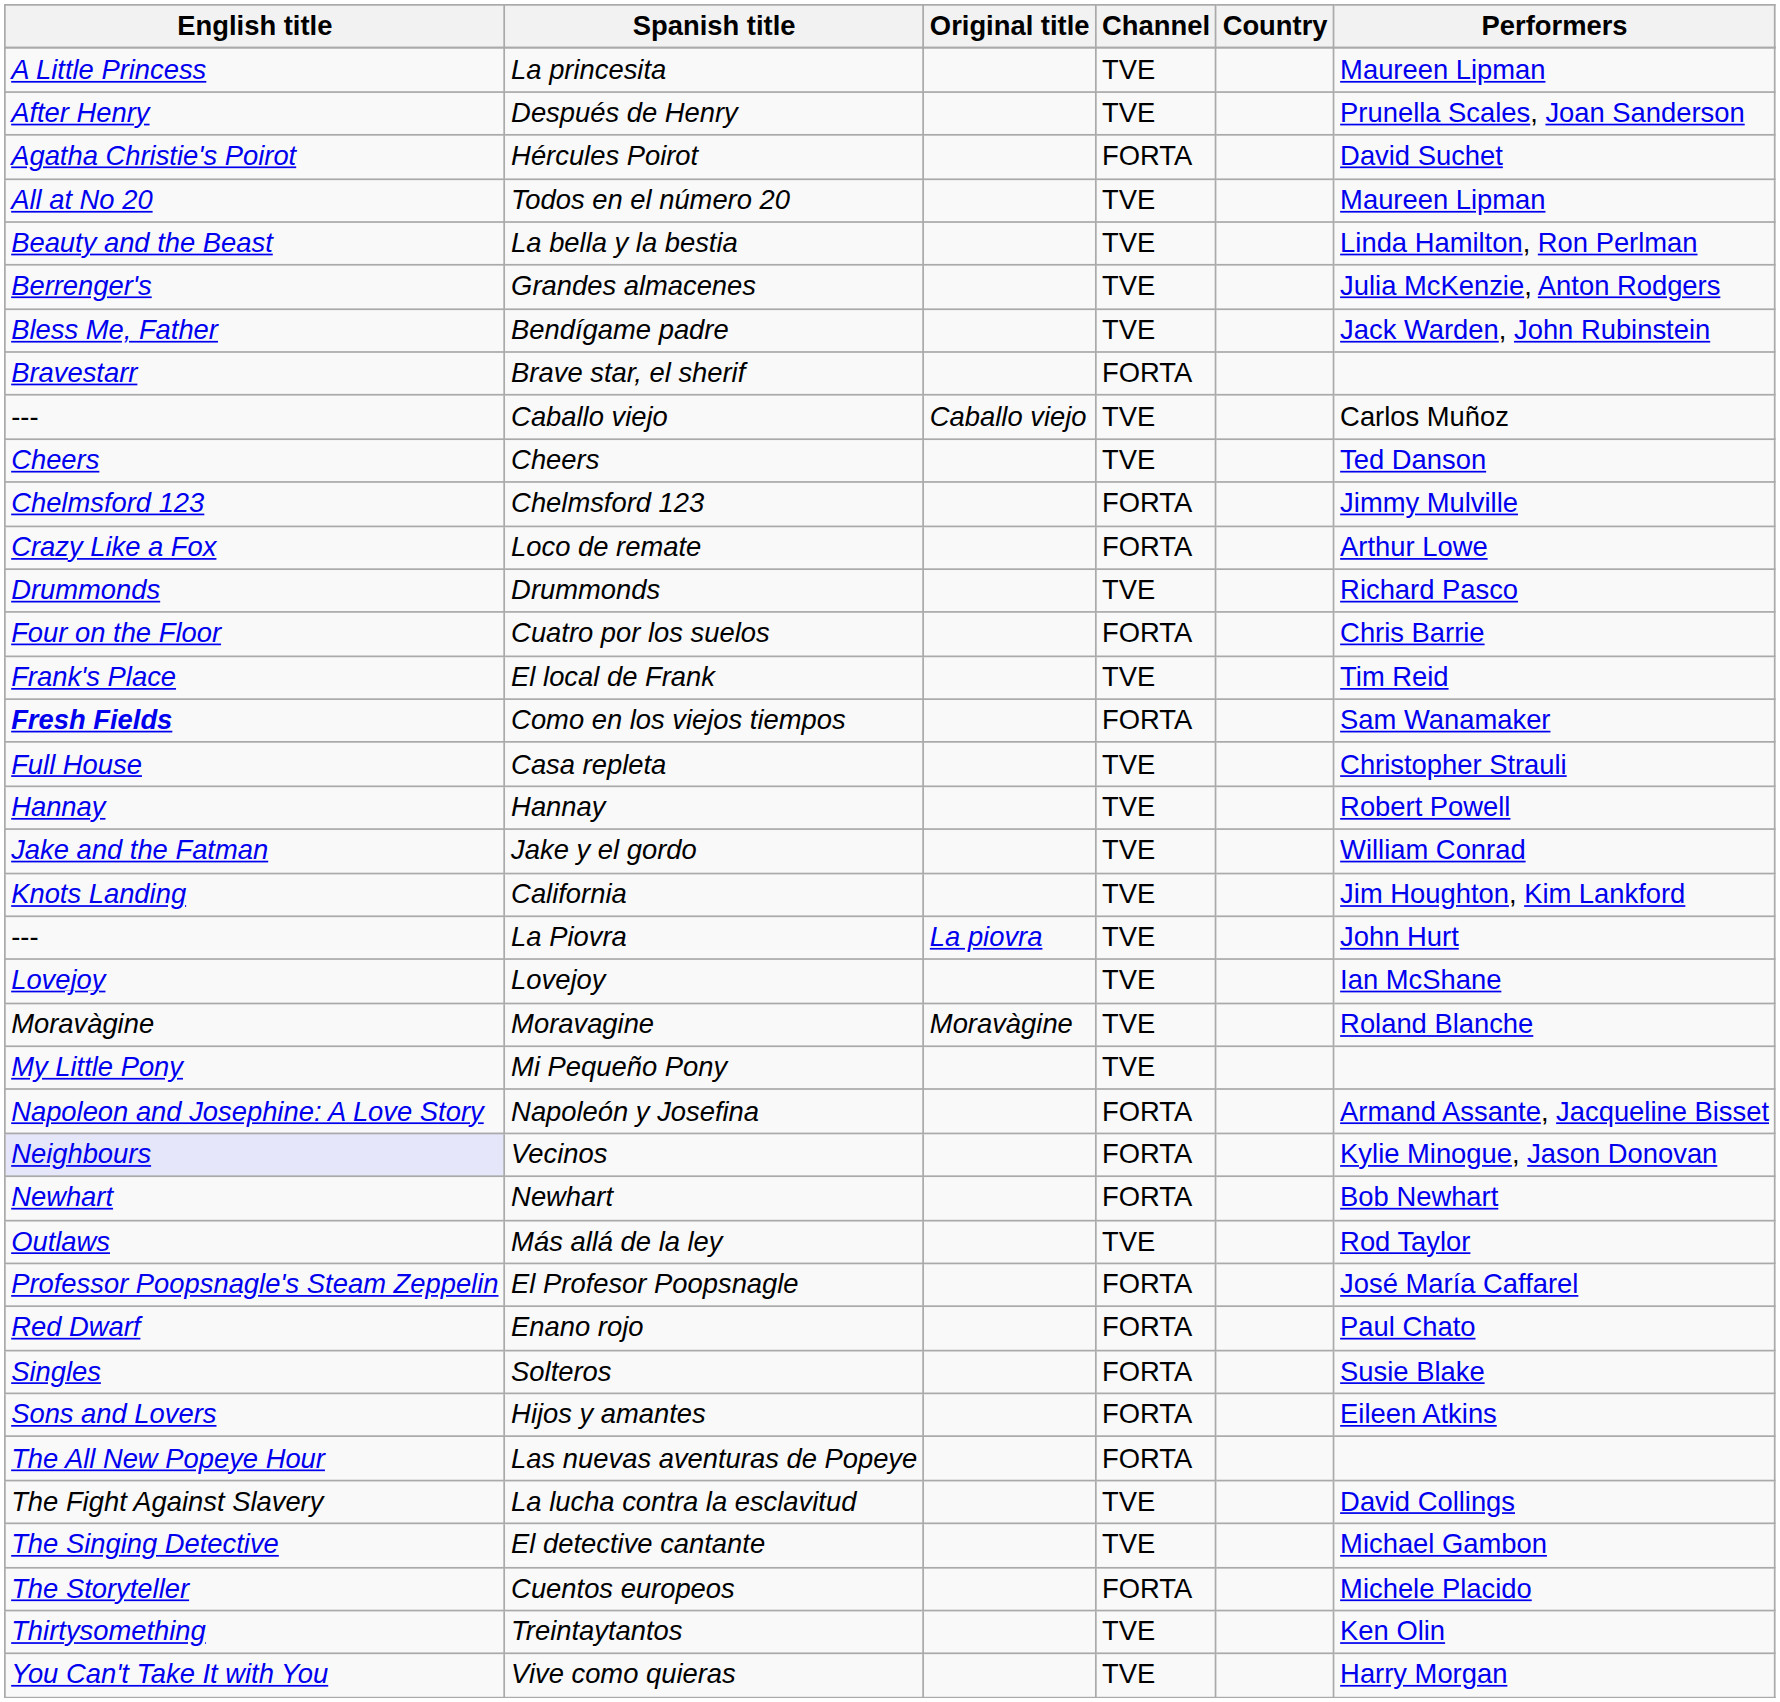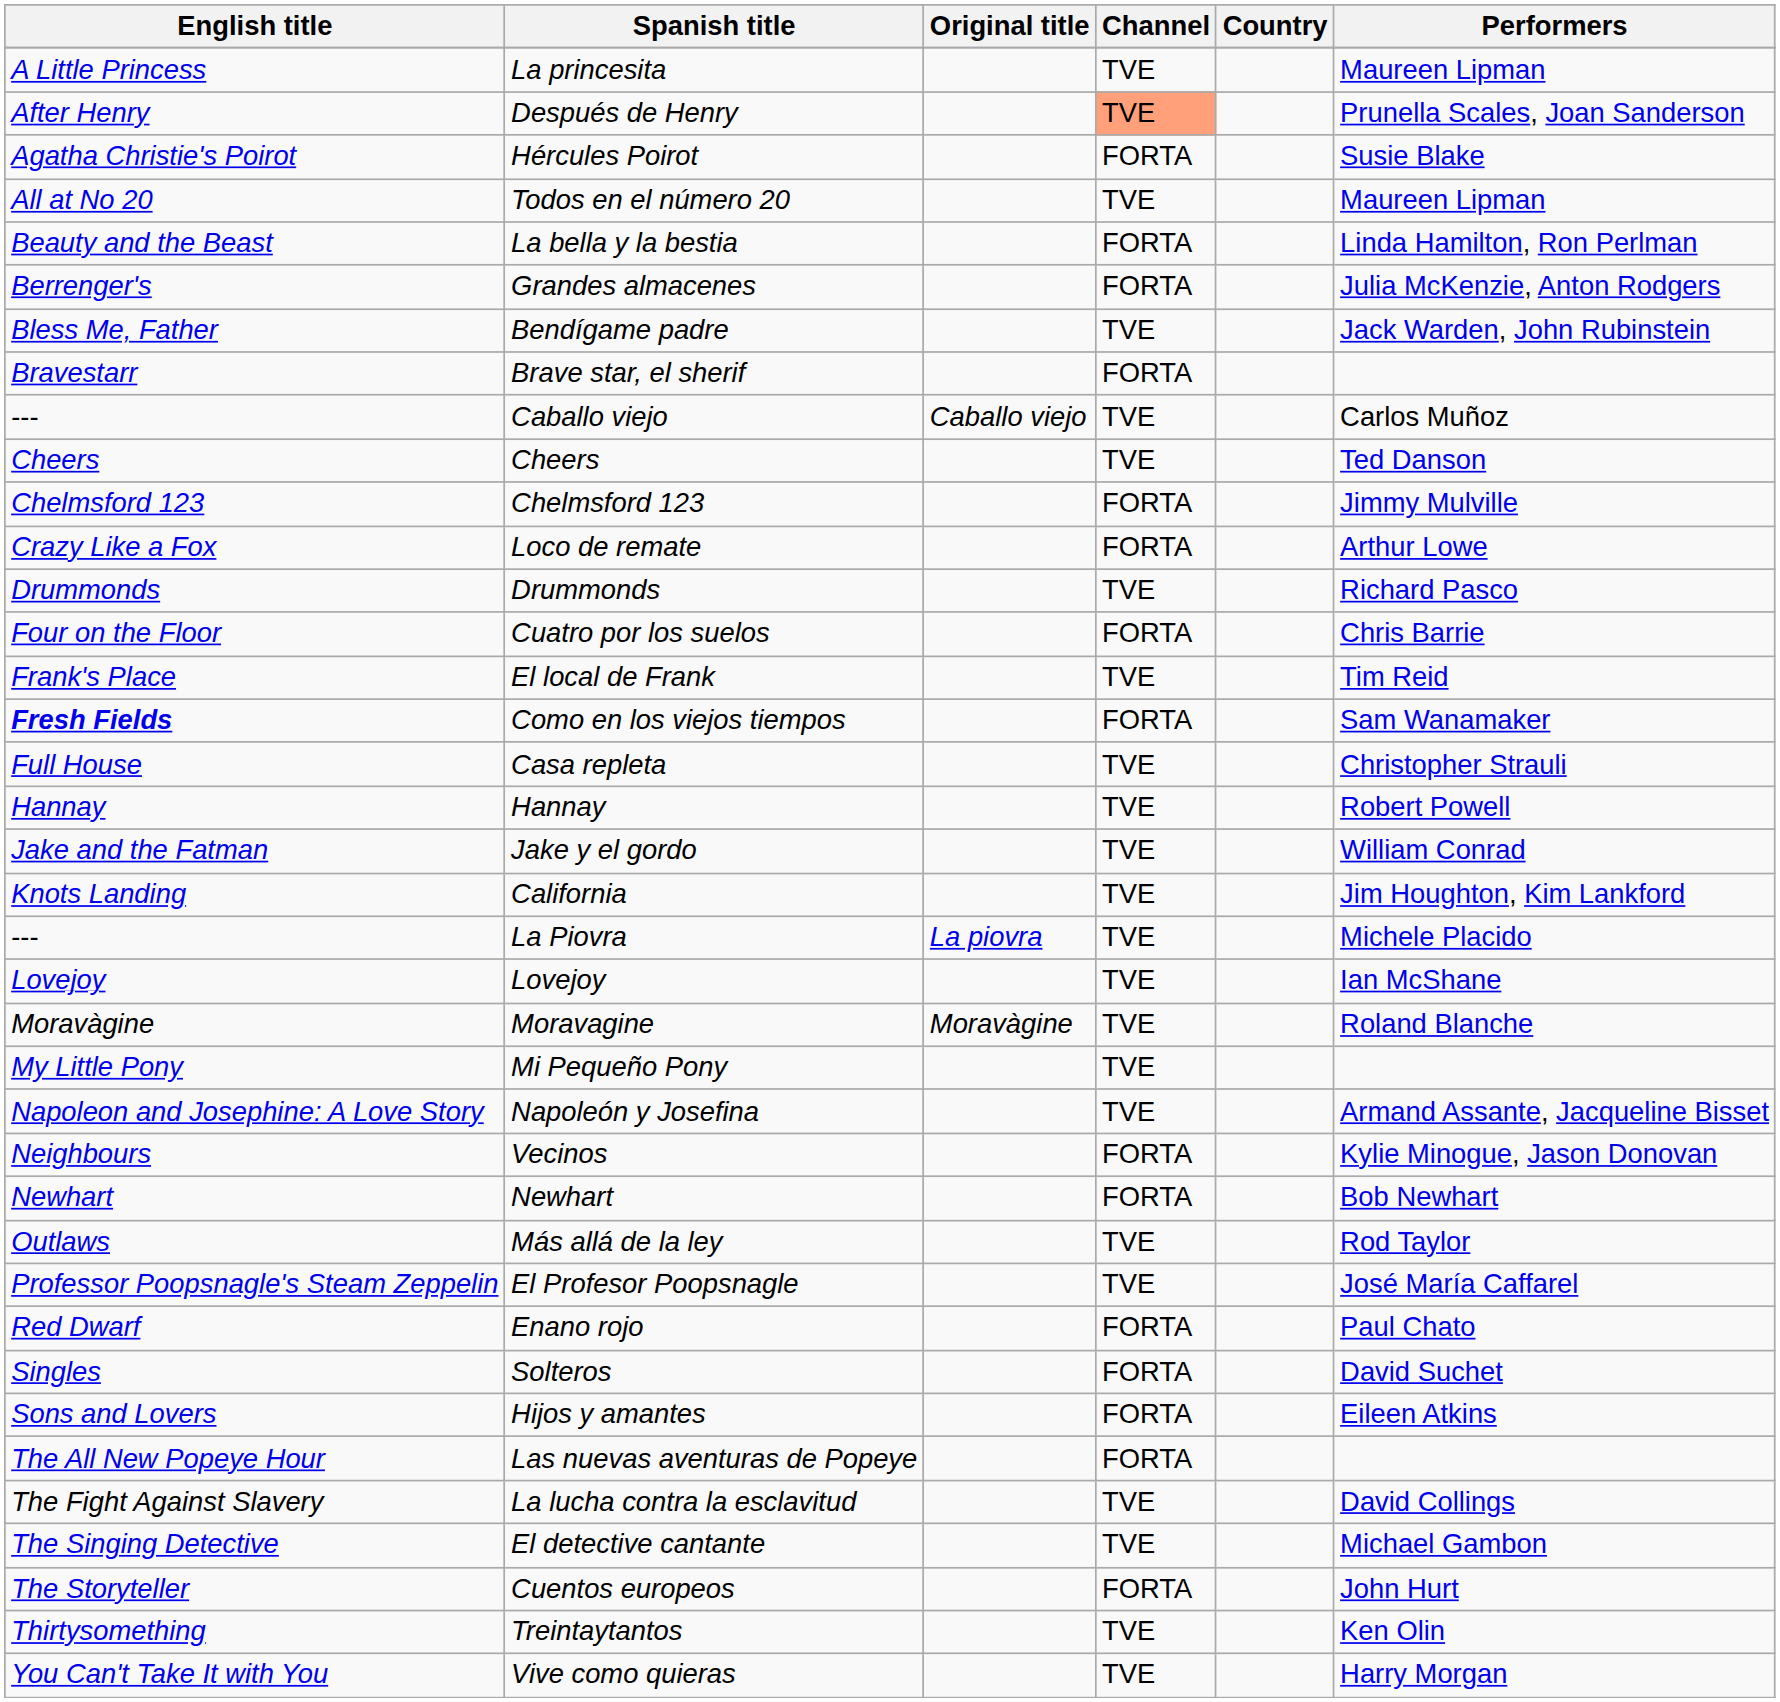(1129, 112) no background -> (1129, 112) lightsalmon background
(1421, 156) David Suchet -> (1412, 156) Susie Blake
(1129, 243) TVE -> (1147, 243) FORTA
(1129, 286) TVE -> (1147, 286) FORTA
(1399, 937) John Hurt -> (1436, 937) Michele Placido
(1147, 1110) FORTA -> (1129, 1110) TVE
(81, 1154) lavender background -> (81, 1154) no background
(1147, 1284) FORTA -> (1129, 1284) TVE
(1412, 1371) Susie Blake -> (1421, 1371) David Suchet
(1436, 1588) Michele Placido -> (1399, 1588) John Hurt
